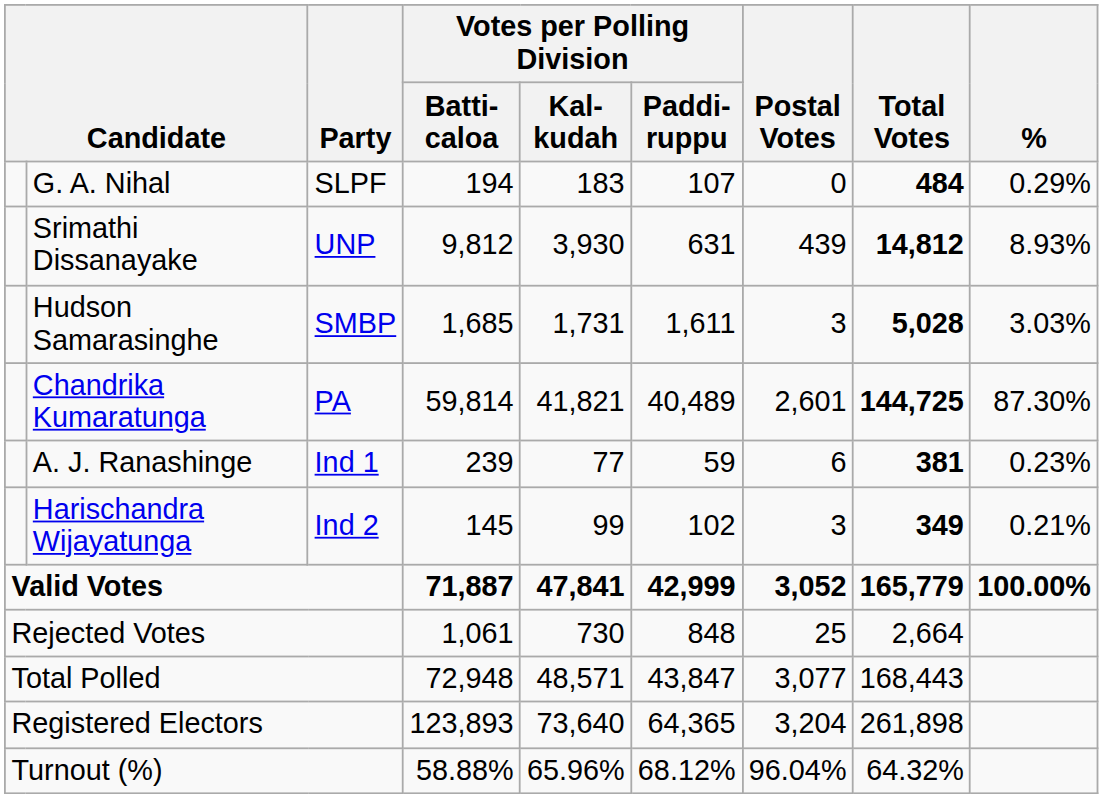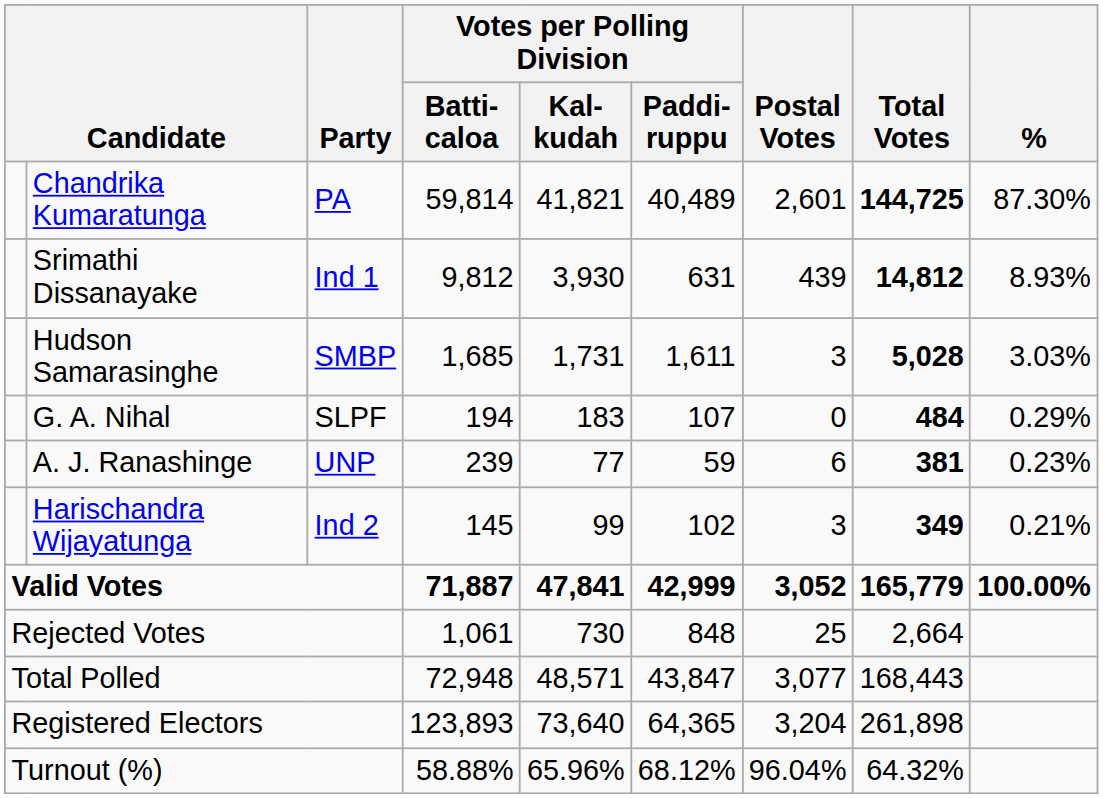rows swapped: (119, 401) <-> (102, 183)
(345, 245) UNP -> (347, 277) Ind 1
(347, 463) Ind 1 -> (345, 463) UNP
